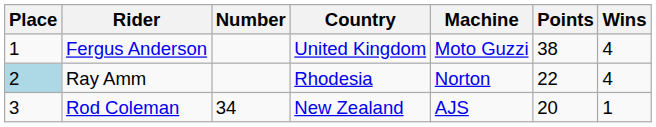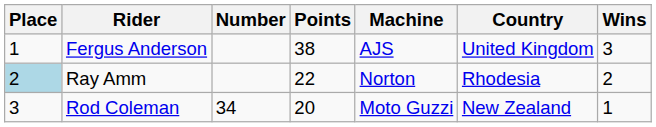columns swapped: (360, 19) <-> (565, 19)
(482, 49) Moto Guzzi -> (377, 49) AJS
(608, 49) 4 -> (608, 49) 3
(608, 78) 4 -> (608, 78) 2
(452, 108) AJS -> (406, 108) Moto Guzzi
